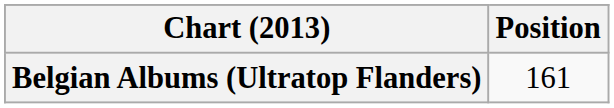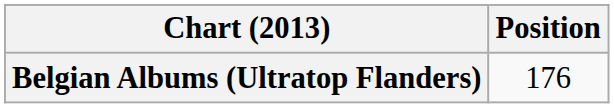(548, 77) 161 -> (548, 77) 176
